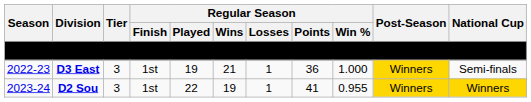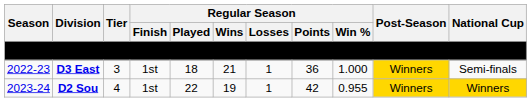(191, 69) 19 -> (191, 69) 18
(117, 87) 3 -> (117, 87) 4
(312, 87) 41 -> (312, 87) 42
